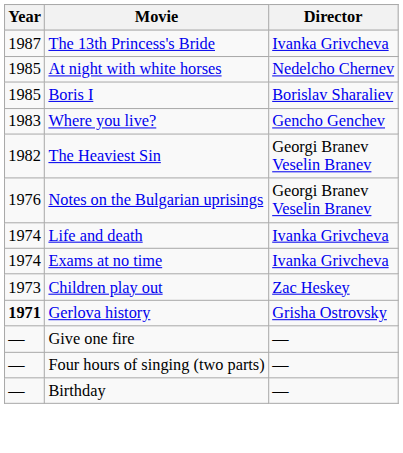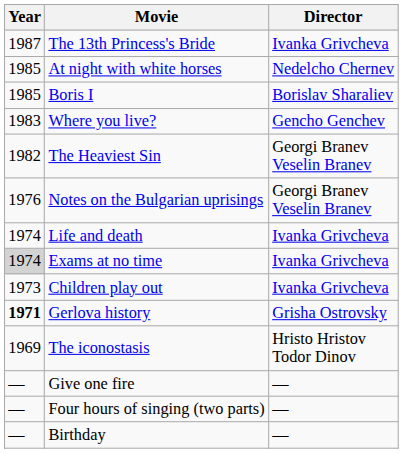(25, 261) no background -> (25, 261) lightgrey background
(311, 287) Zac Heskey -> (330, 287) Ivanka Grivcheva
+ row: (99, 348)
